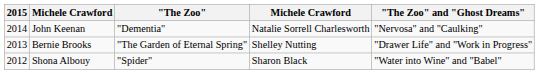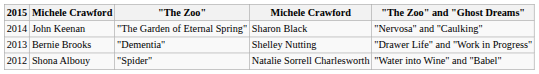(141, 28) "Dementia" -> (182, 28) "The Garden of Eternal Spring"
(311, 28) Natalie Sorrell Charlesworth -> (280, 28) Sharon Black
(182, 45) "The Garden of Eternal Spring" -> (141, 45) "Dementia"
(280, 61) Sharon Black -> (311, 61) Natalie Sorrell Charlesworth
